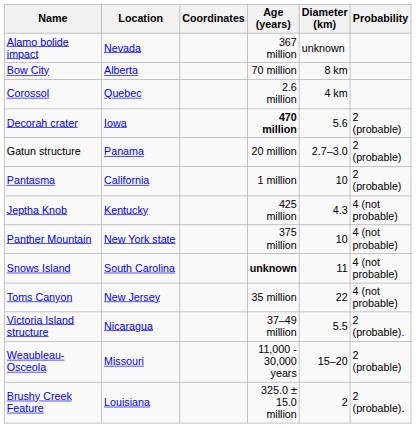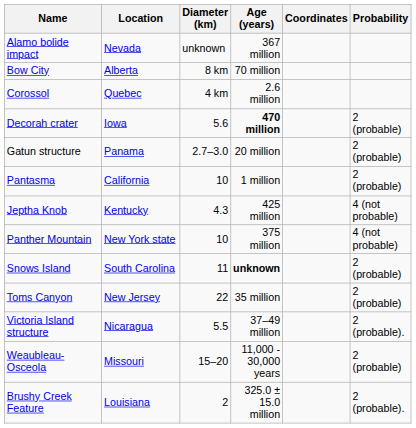columns swapped: (325, 19) <-> (214, 19)
(375, 268) 4 (not probable) -> (377, 268) 2 (probable)
(375, 297) 4 (not probable) -> (377, 297) 2 (probable)
